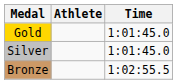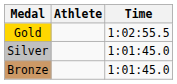(139, 32) 1:01:45.0 -> (139, 32) 1:02:55.5
(139, 70) 1:02:55.5 -> (139, 70) 1:01:45.0
